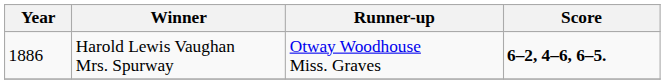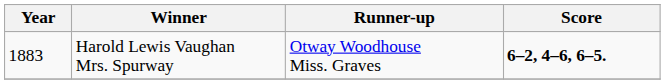(26, 55) 1886 -> (26, 55) 1883
